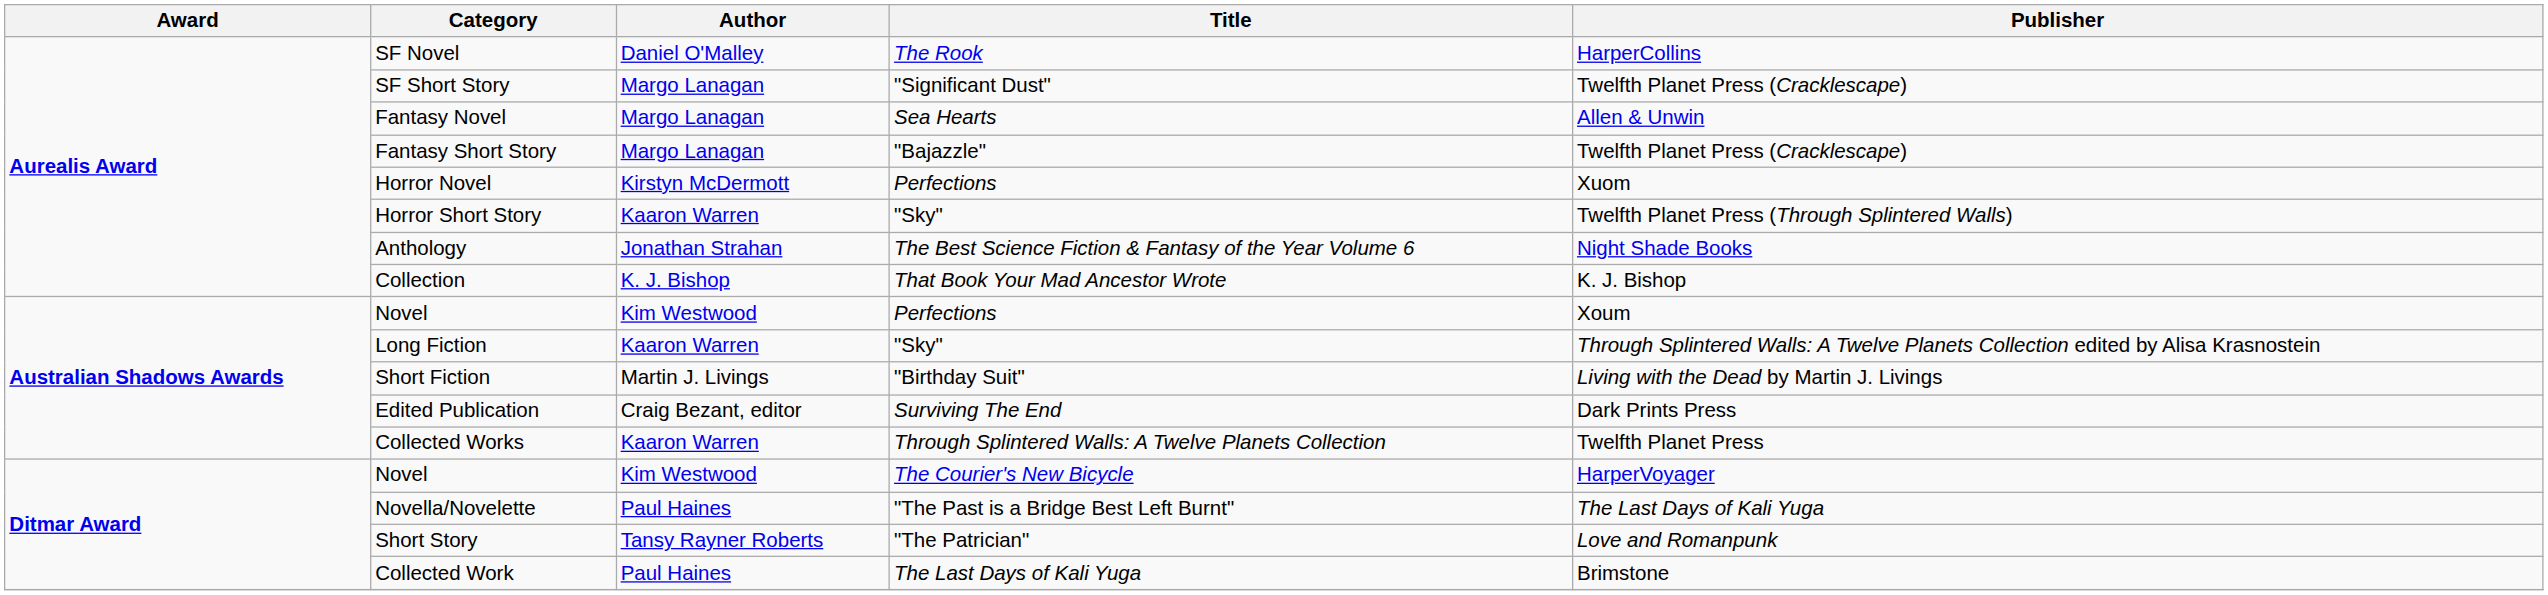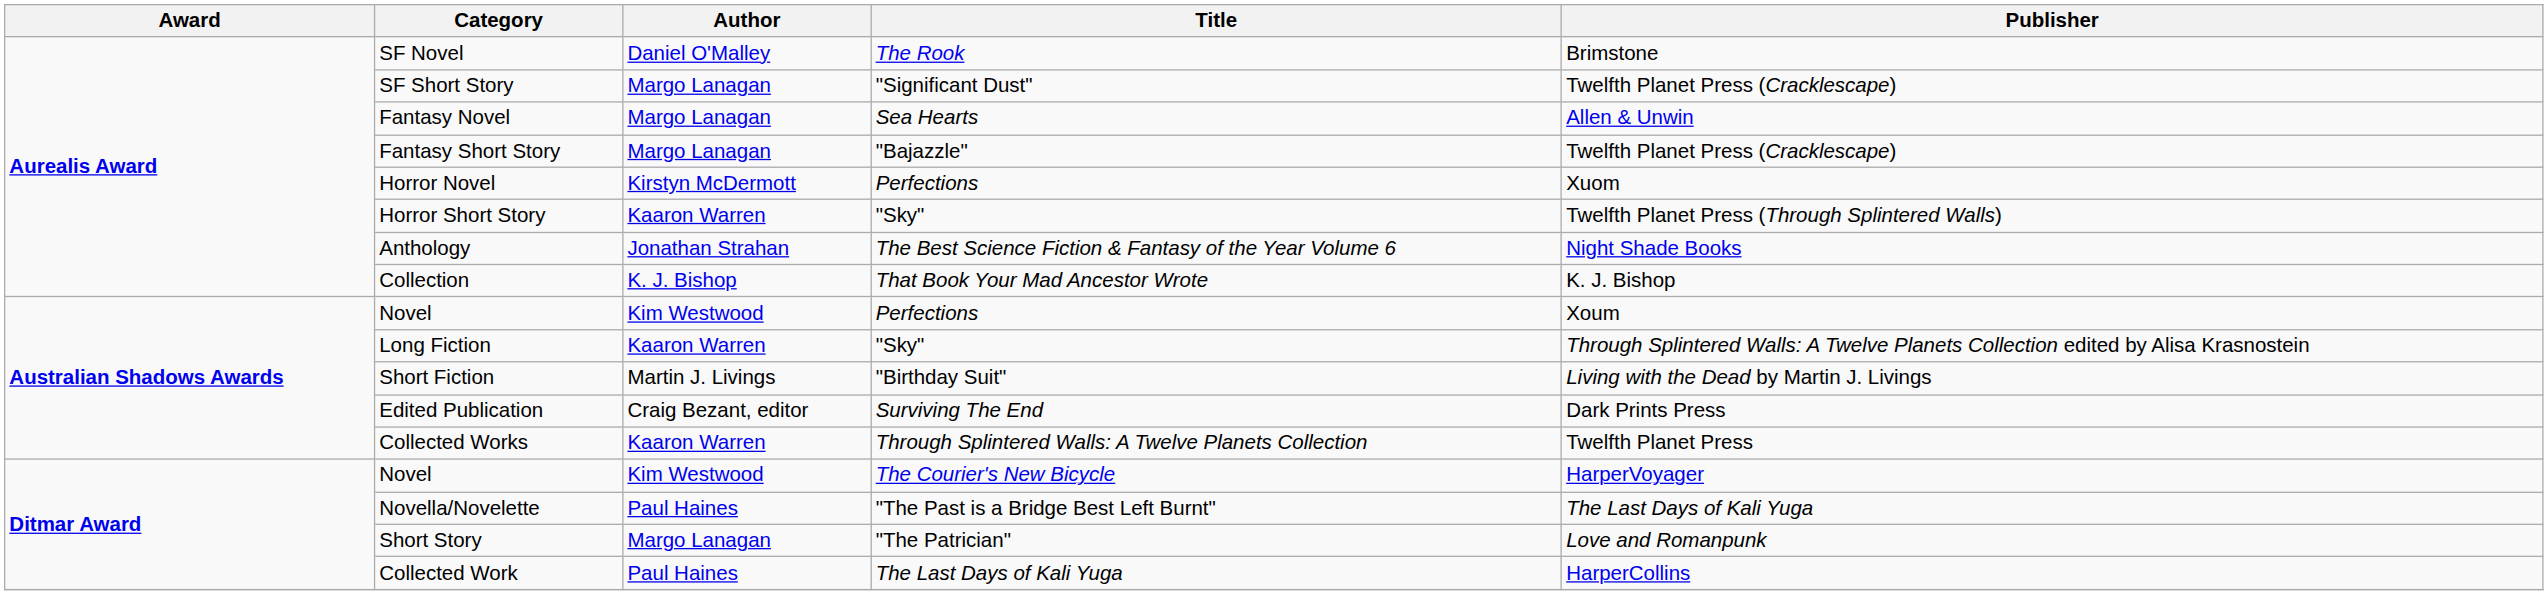(1639, 53) HarperCollins -> (1612, 53) Brimstone
(722, 540) Tansy Rayner Roberts -> (699, 540) Margo Lanagan
(1623, 572) Brimstone -> (1628, 572) HarperCollins
